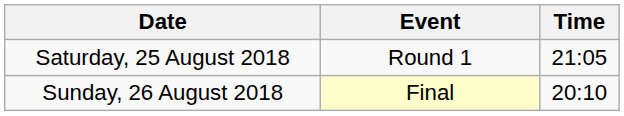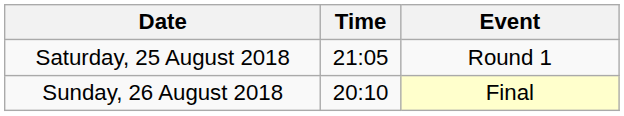columns swapped: (579, 22) <-> (430, 22)
